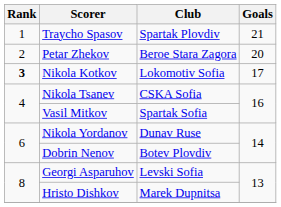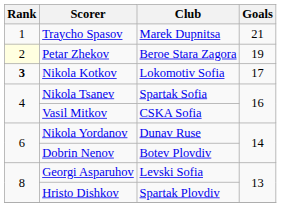(180, 34) Spartak Plovdiv -> (180, 34) Marek Dupnitsa
(22, 53) no background -> (22, 53) lightyellow background
(258, 53) 20 -> (258, 53) 19
(171, 93) CSKA Sofia -> (173, 93) Spartak Sofia
(173, 113) Spartak Sofia -> (171, 113) CSKA Sofia
(180, 192) Marek Dupnitsa -> (180, 192) Spartak Plovdiv
